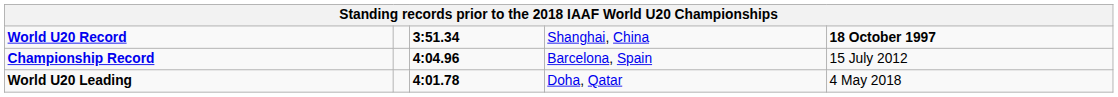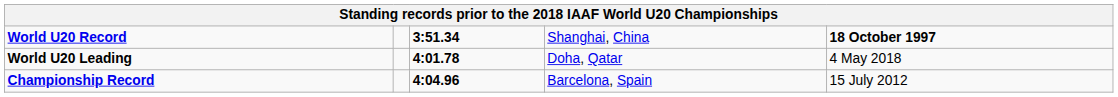rows swapped: (81, 59) <-> (70, 80)
